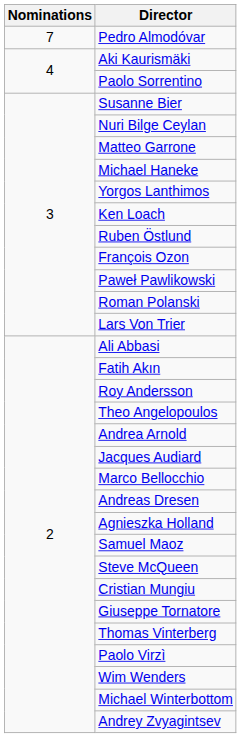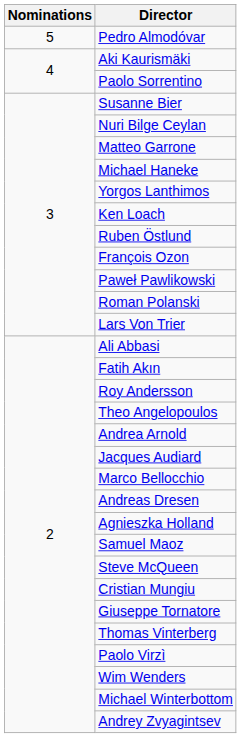(50, 37) 7 -> (50, 37) 5
